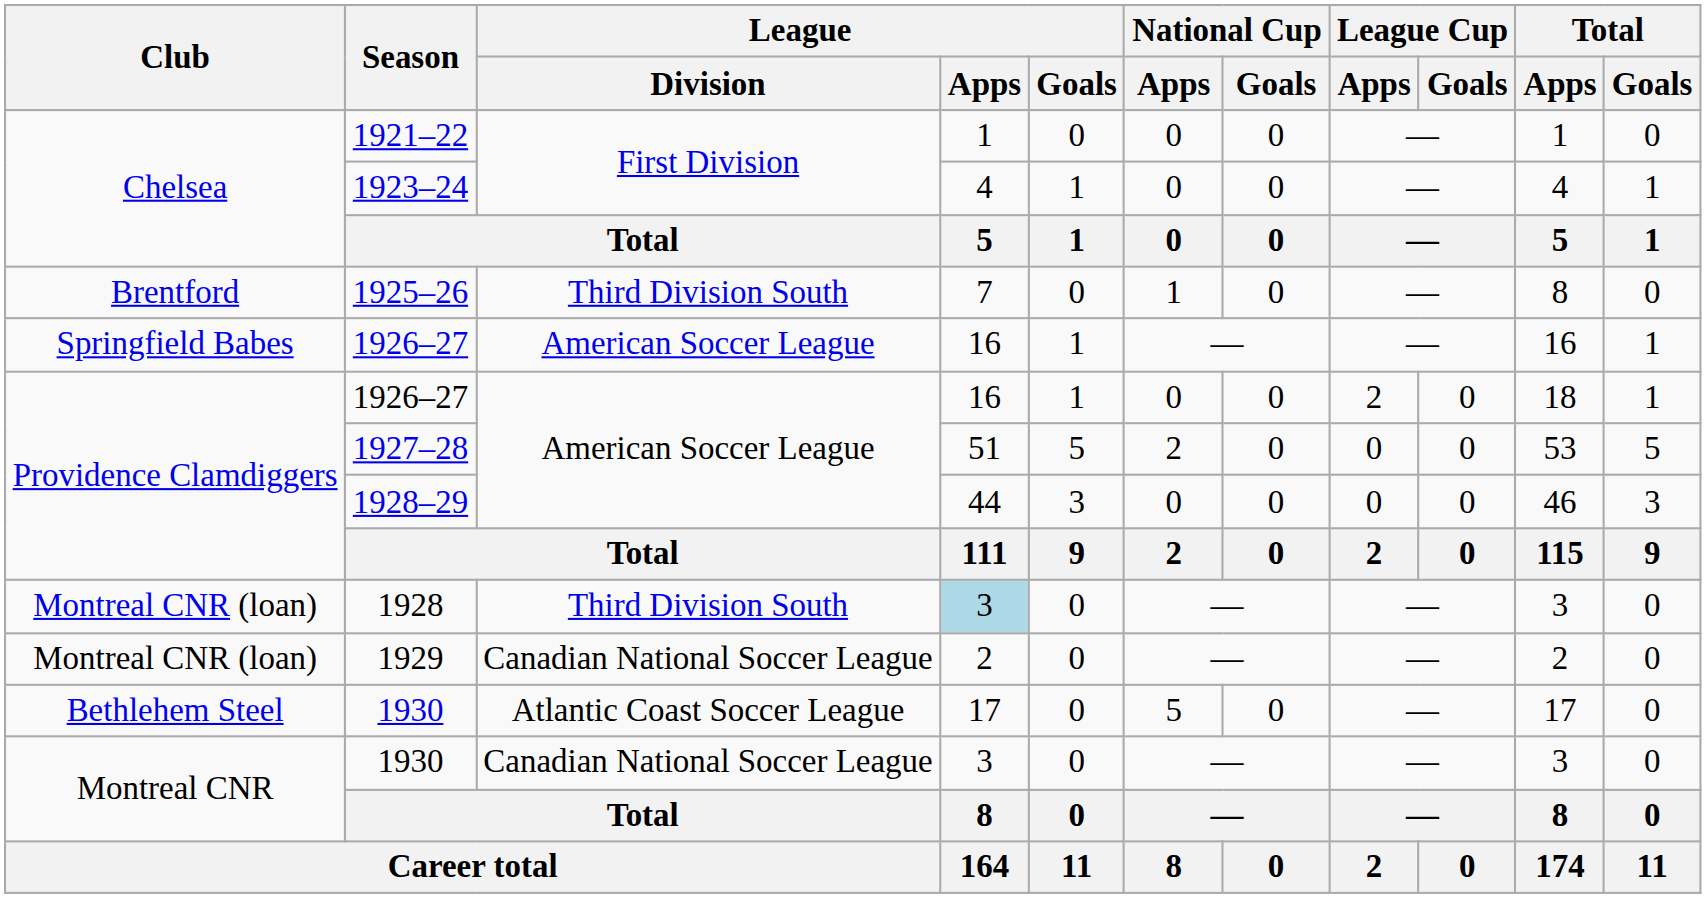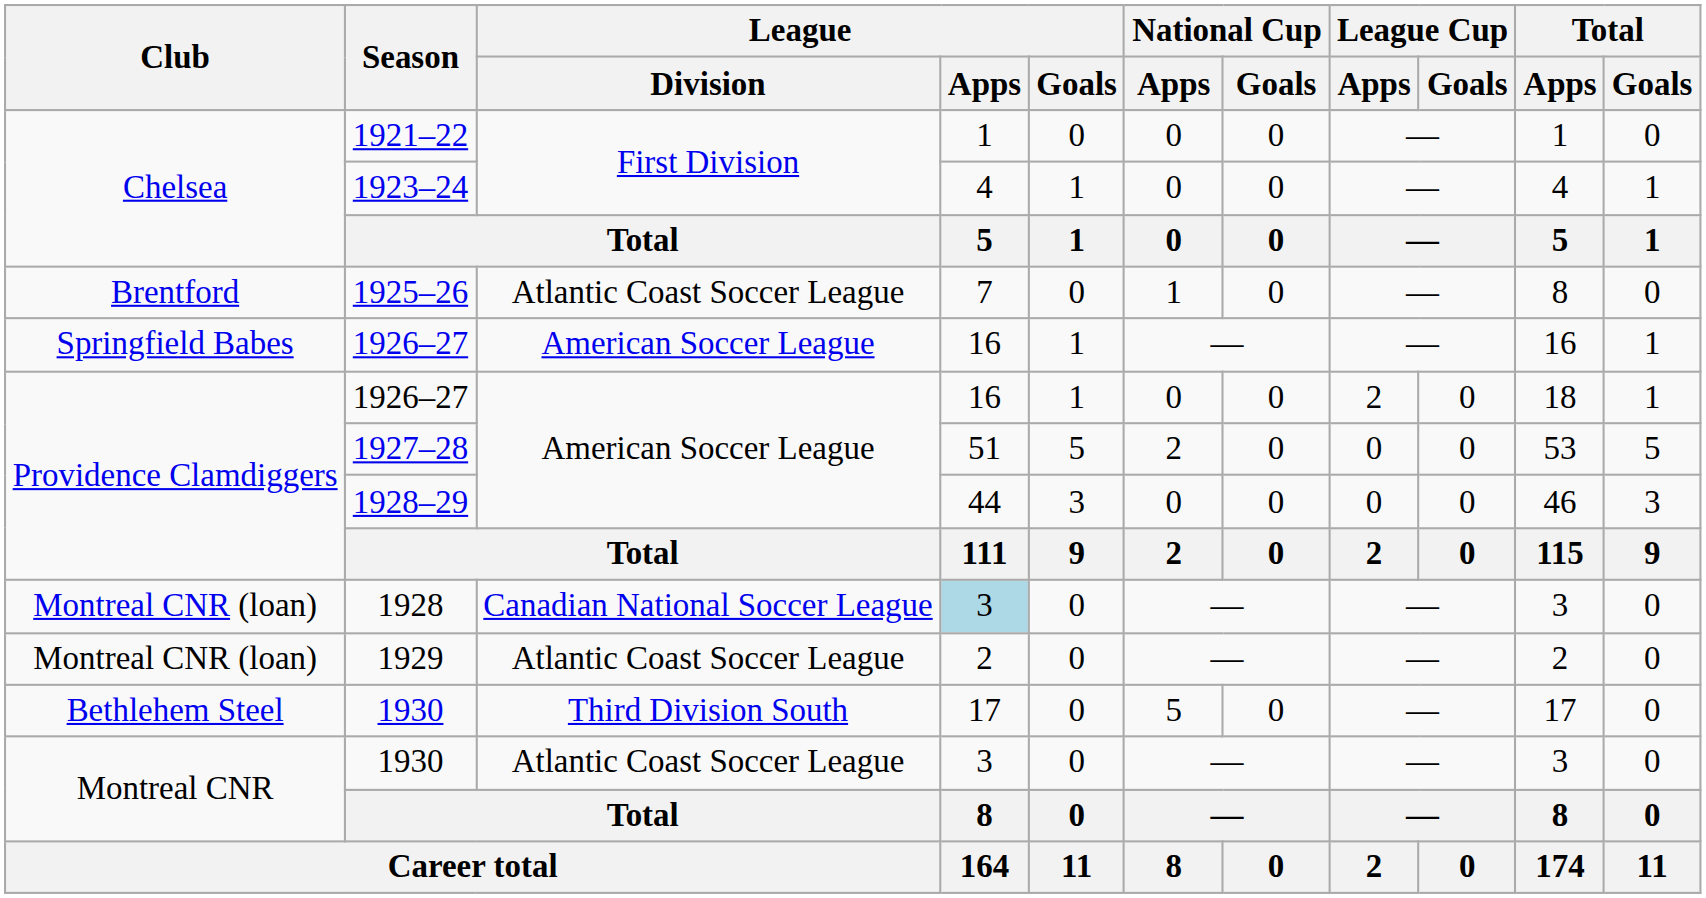(708, 291) Third Division South -> (708, 291) Atlantic Coast Soccer League
(708, 605) Third Division South -> (708, 605) Canadian National Soccer League
(708, 657) Canadian National Soccer League -> (708, 657) Atlantic Coast Soccer League
(708, 710) Atlantic Coast Soccer League -> (708, 710) Third Division South
(708, 762) Canadian National Soccer League -> (708, 762) Atlantic Coast Soccer League
